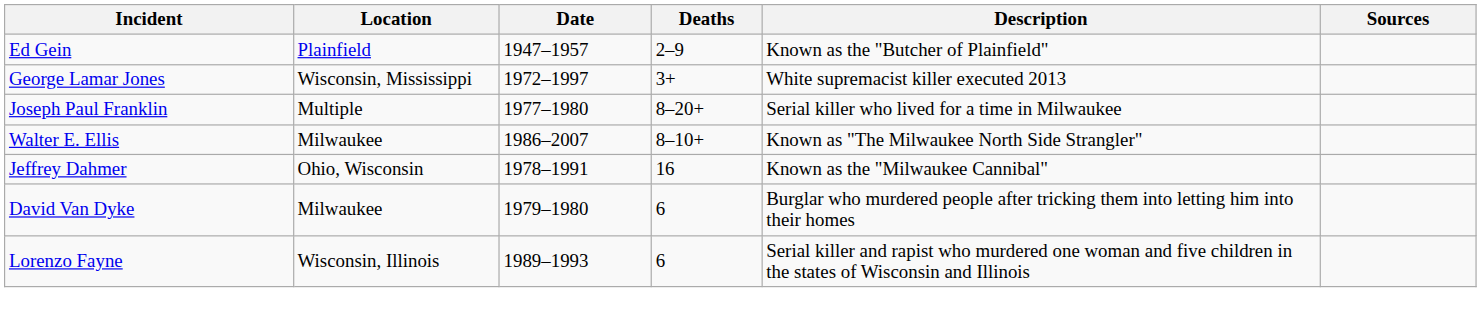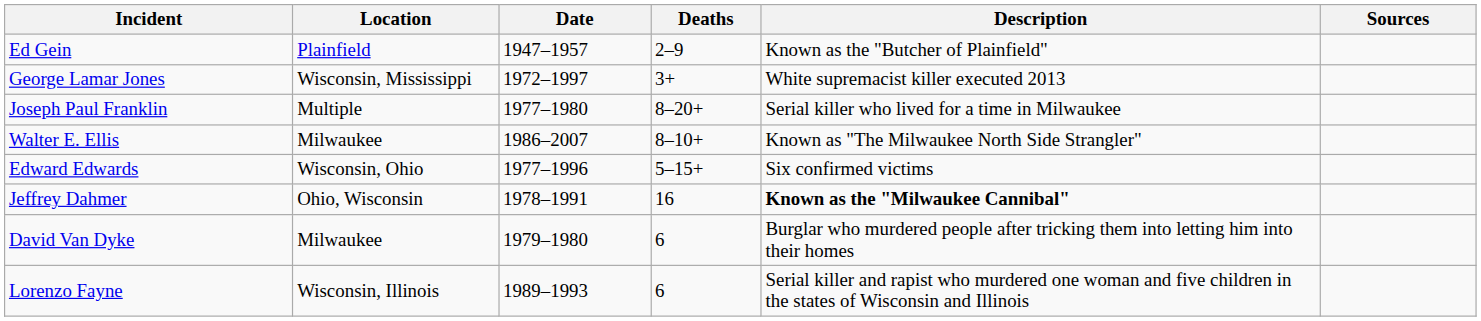+ row: (74, 169)
(907, 169) normal -> (918, 199) bold
